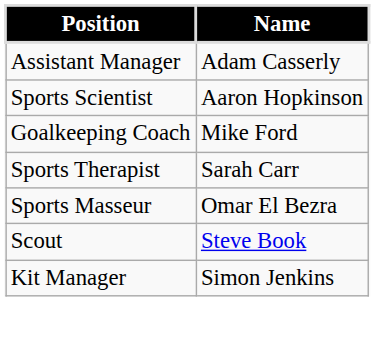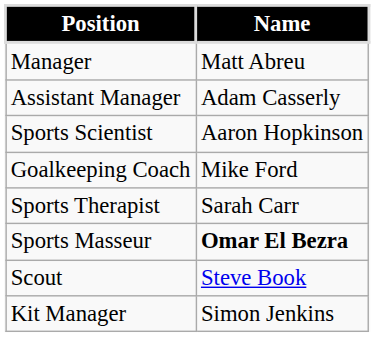+ row: (51, 61)
(269, 205) normal -> (275, 241) bold
